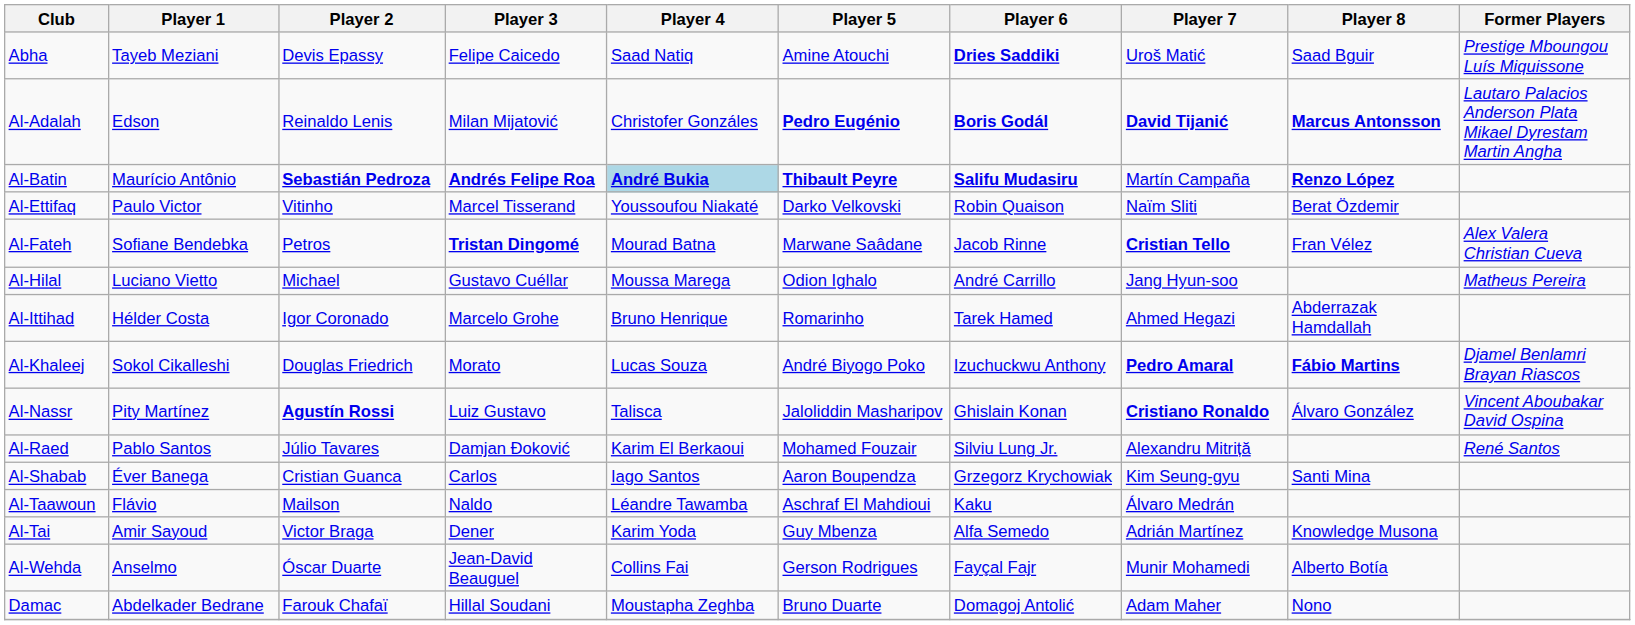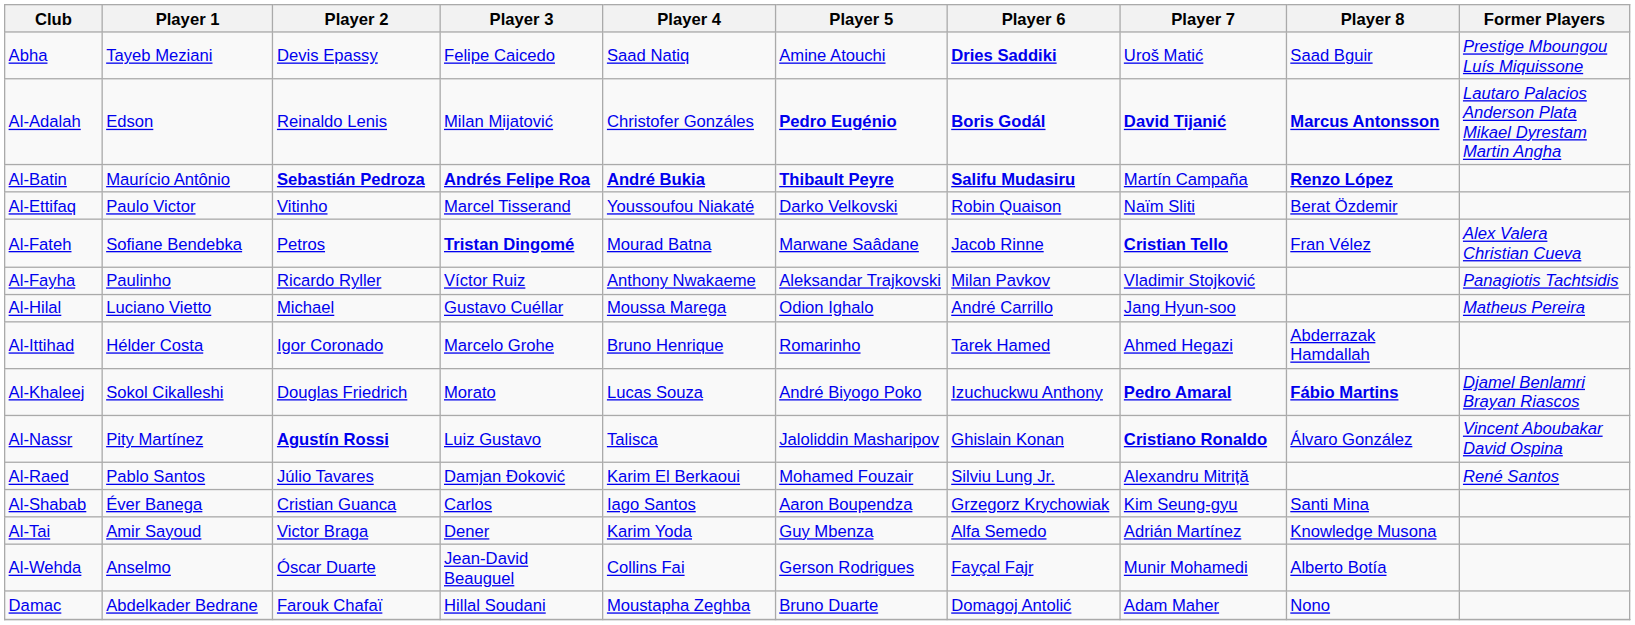(660, 178) lightblue background -> (656, 178) no background
+ row: (42, 280)
- row: (52, 503)
